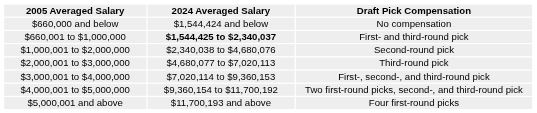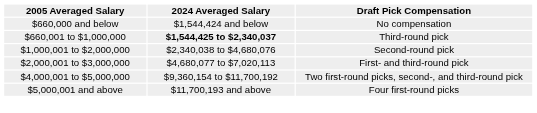(414, 37) First- and third-round pick -> (414, 37) Third-round pick
(414, 63) Third-round pick -> (414, 63) First- and third-round pick
- row: (75, 76)
